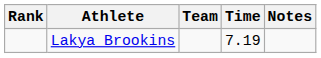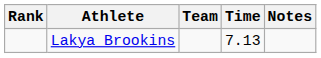(243, 41) 7.19 -> (243, 41) 7.13
